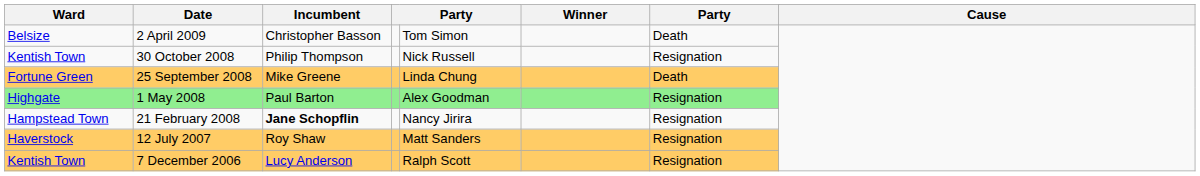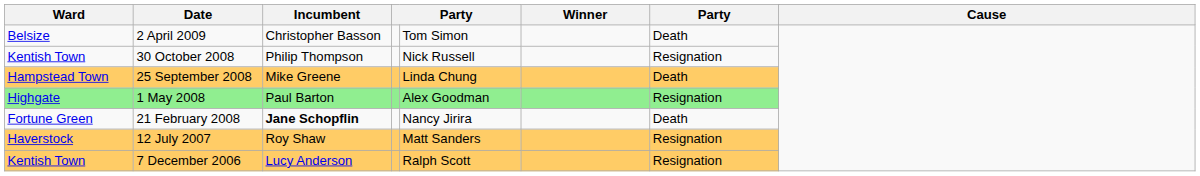(50, 77) Fortune Green -> (58, 77) Hampstead Town
(58, 118) Hampstead Town -> (50, 118) Fortune Green
(687, 118) Resignation -> (670, 118) Death
